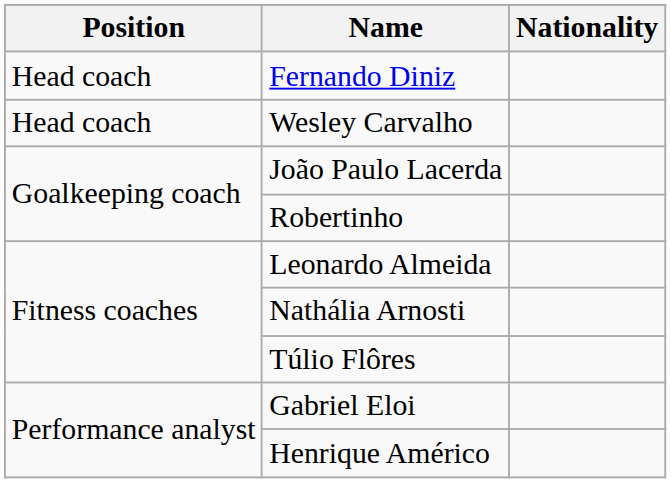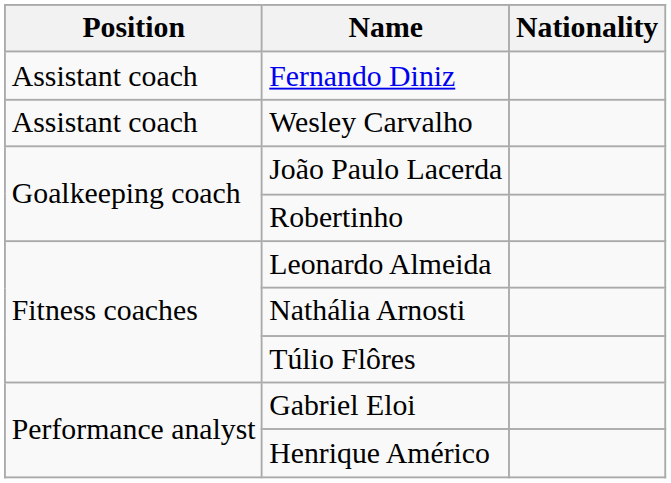(82, 75) Head coach -> (105, 75) Assistant coach
(82, 122) Head coach -> (105, 122) Assistant coach
